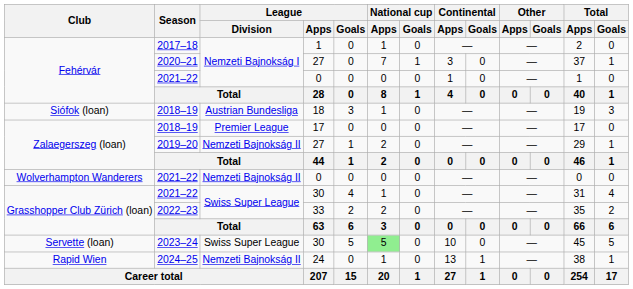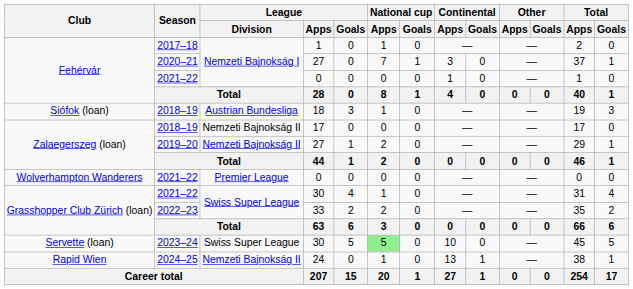(252, 128) Premier League -> (252, 128) Nemzeti Bajnokság II
(252, 177) Nemzeti Bajnokság II -> (252, 177) Premier League
